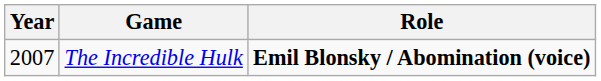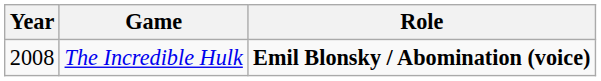(32, 57) 2007 -> (32, 57) 2008
